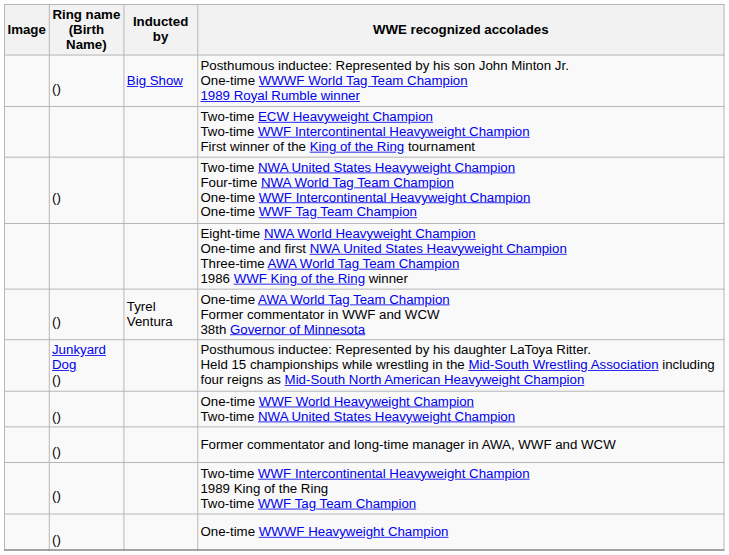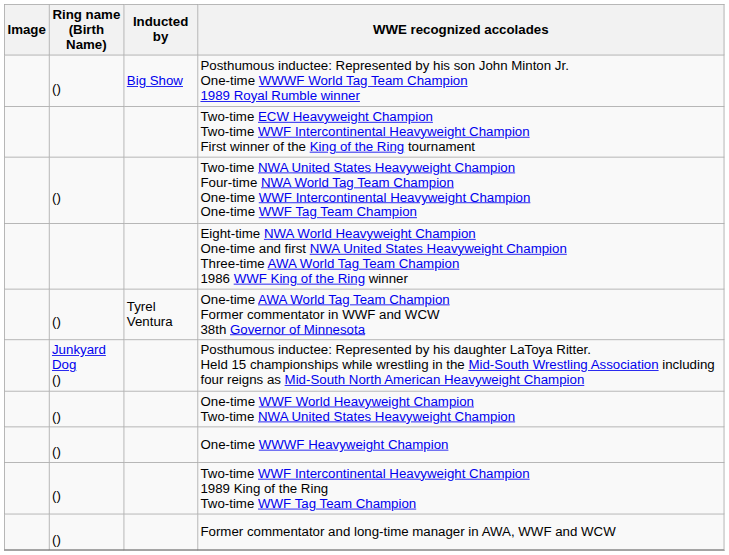rows swapped: (324, 531) <-> (408, 444)
